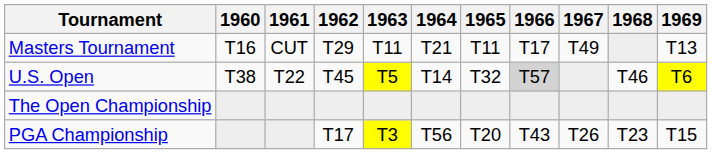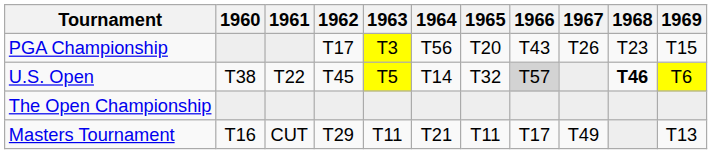rows swapped: (92, 48) <-> (88, 135)
(632, 77) normal -> (632, 77) bold
